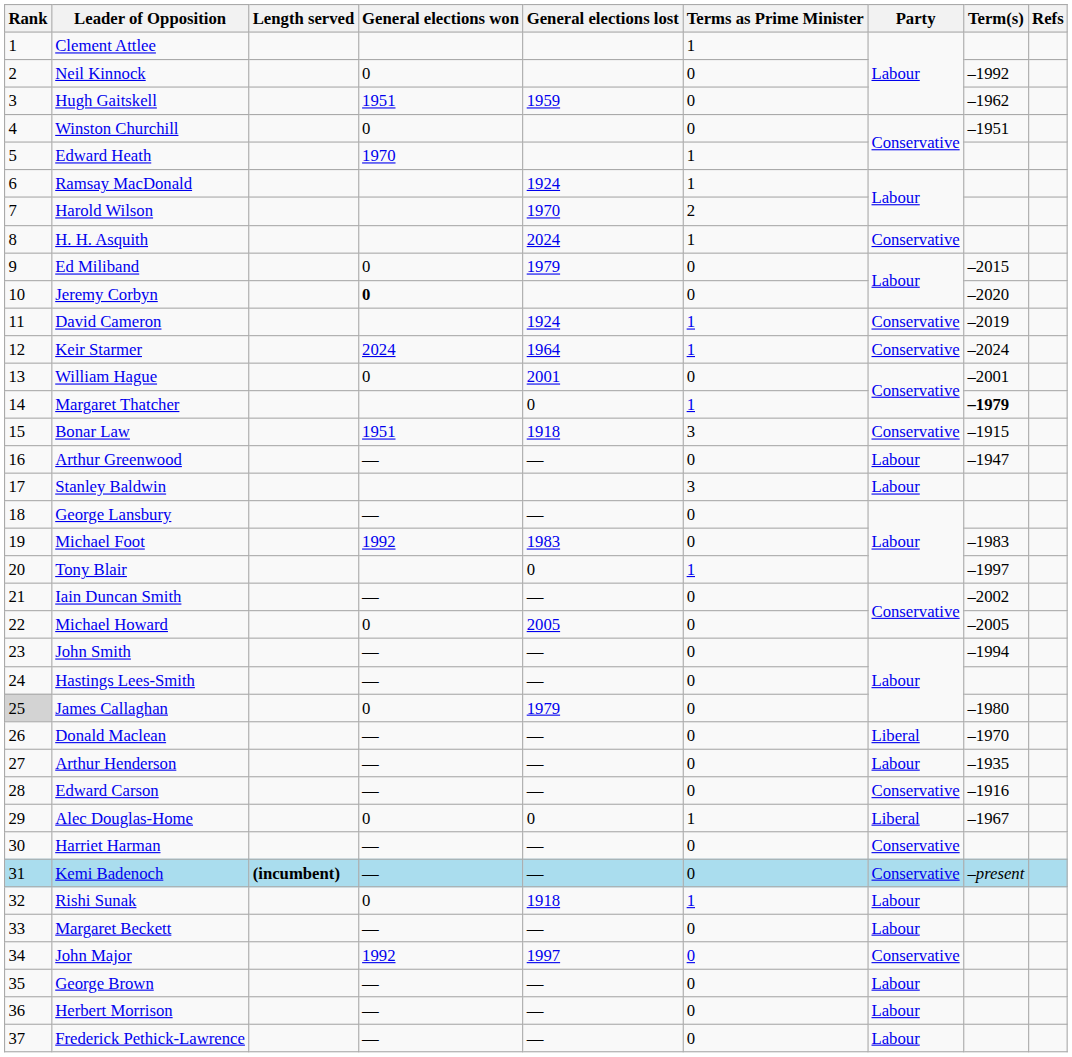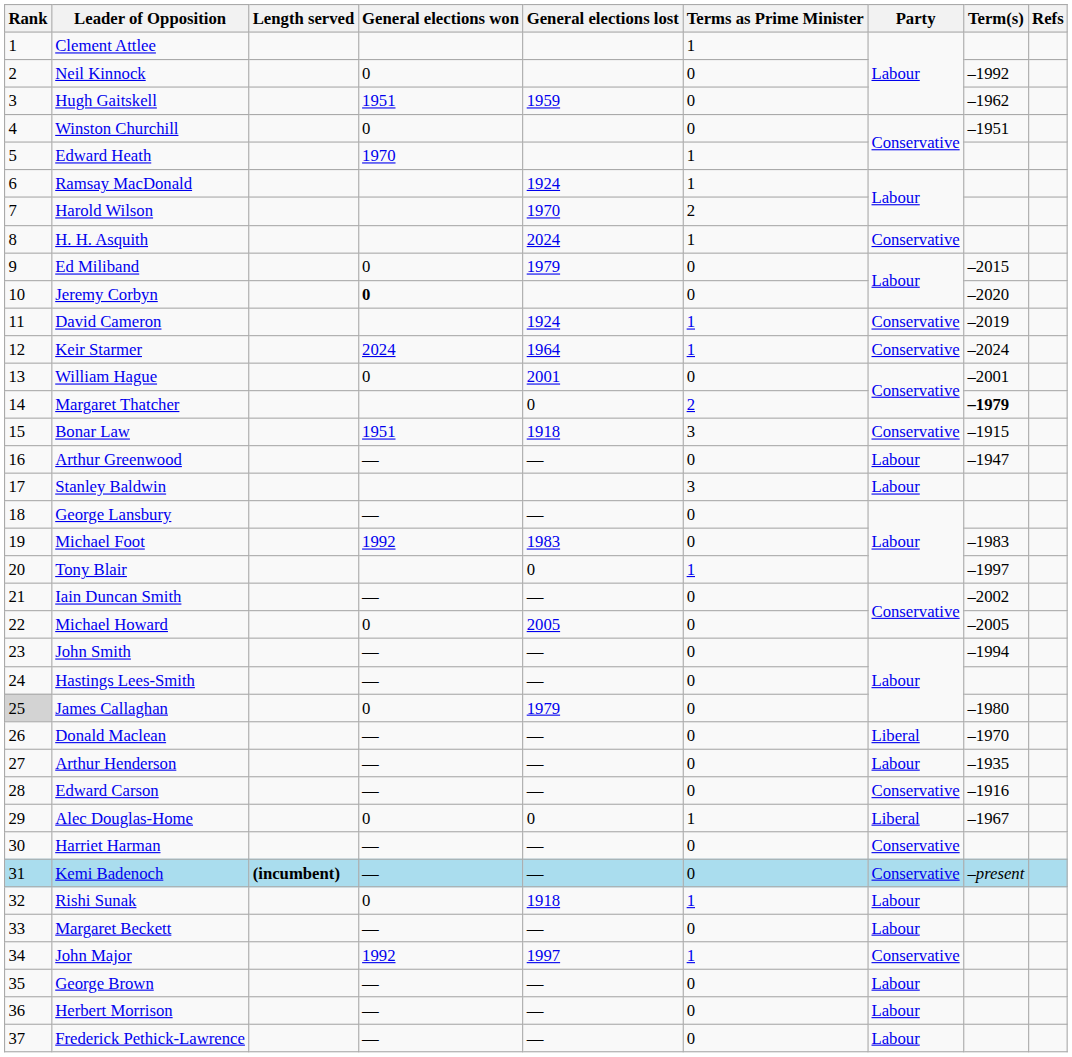(691, 404) 1 -> (691, 404) 2
(691, 955) 0 -> (691, 955) 1
